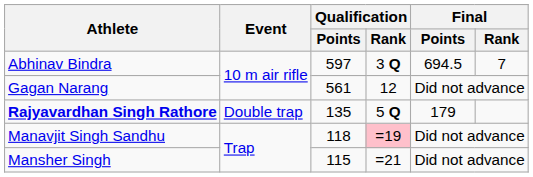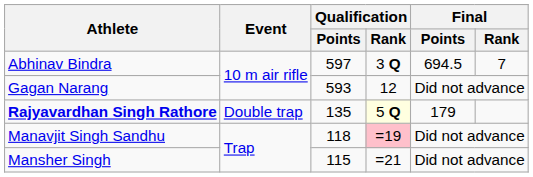(339, 88) 561 -> (339, 88) 593
(388, 112) no background -> (388, 112) lightyellow background
